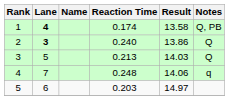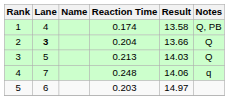(46, 27) bold -> (46, 27) normal
(125, 42) 0.240 -> (125, 42) 0.204
(176, 42) 13.86 -> (176, 42) 13.66
